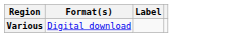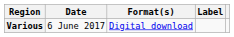+ column: (76, 11)
